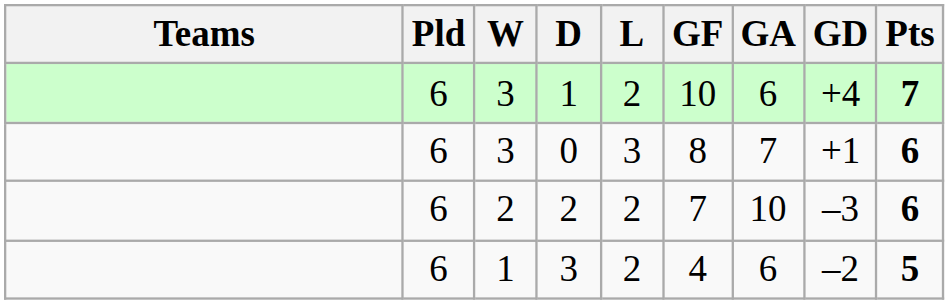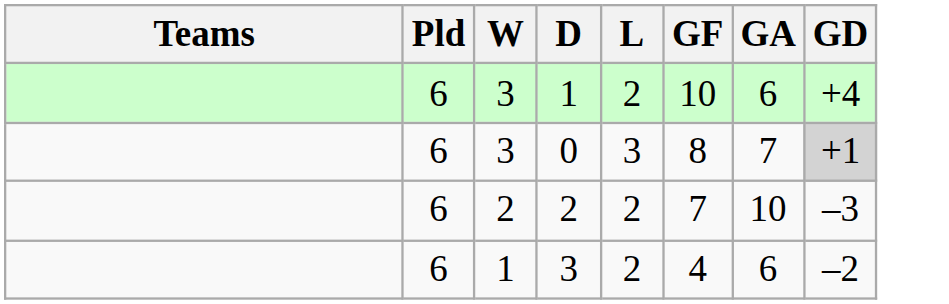- column: (910, 33)
(841, 151) no background -> (841, 151) lightgrey background
